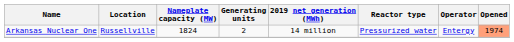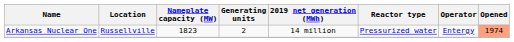(188, 31) 1824 -> (188, 31) 1823
